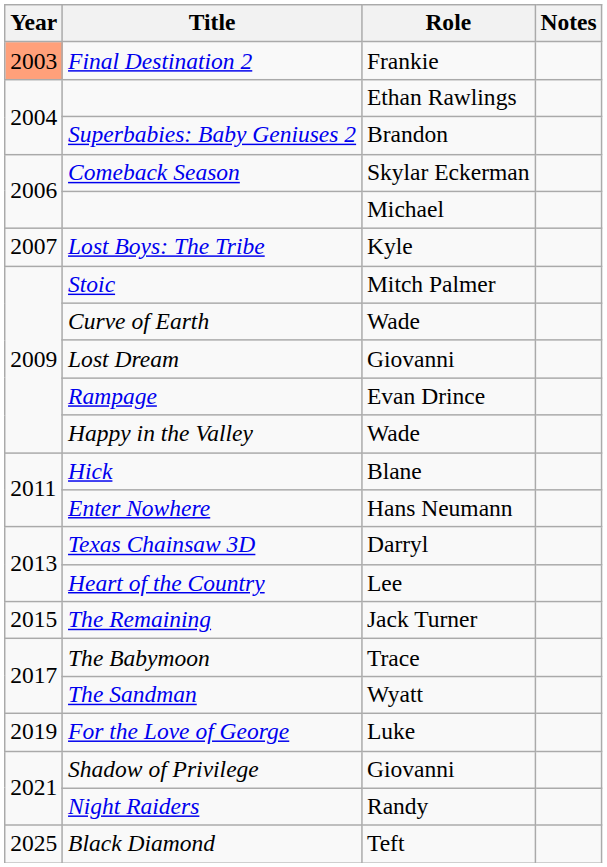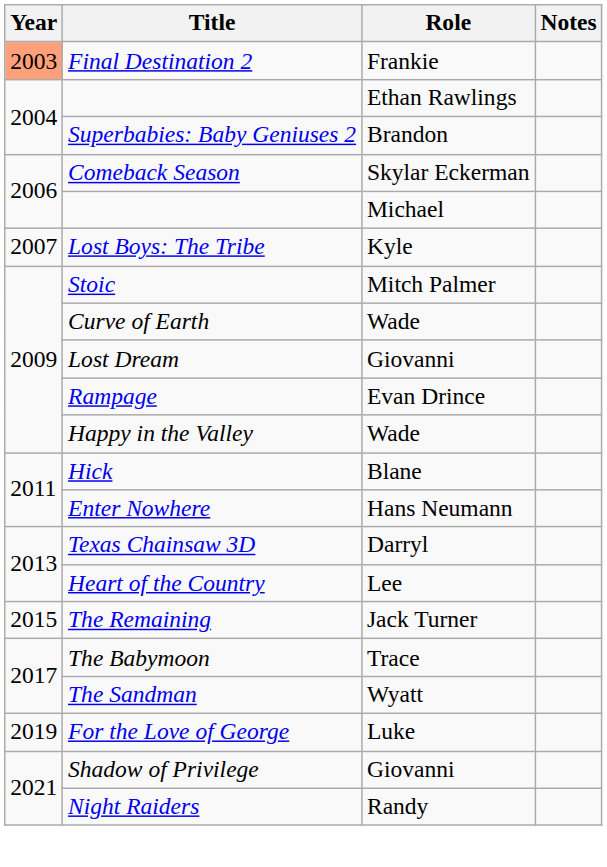- row: (142, 843)
